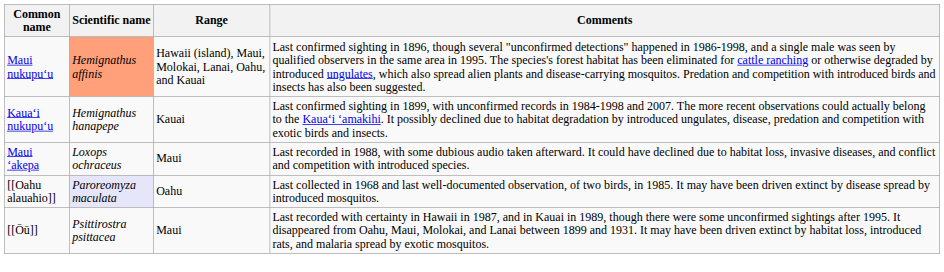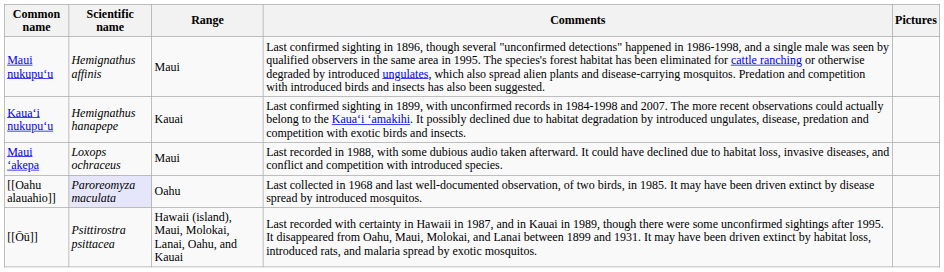+ column: (916, 20)
(104, 66) lightsalmon background -> (103, 66) no background
(211, 66) Hawaii (island), Maui, Molokai, Lanai, Oahu, and Kauai -> (167, 66) Maui
(169, 230) Maui -> (196, 237) Hawaii (island), Maui, Molokai, Lanai, Oahu, and Kauai
